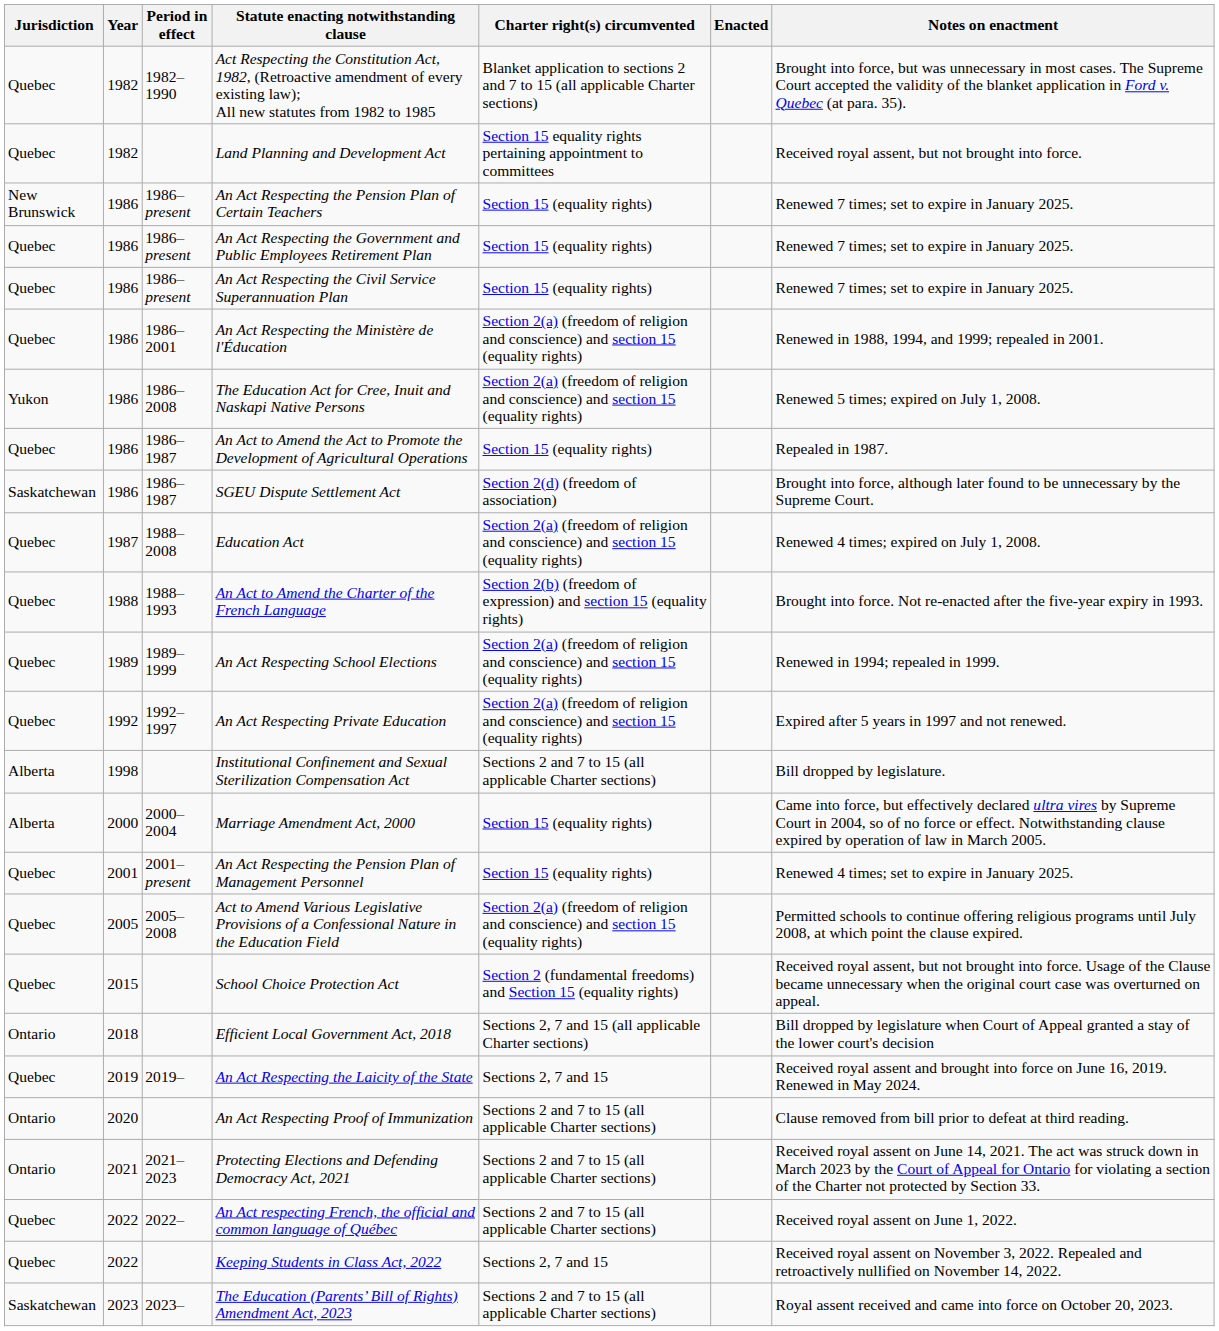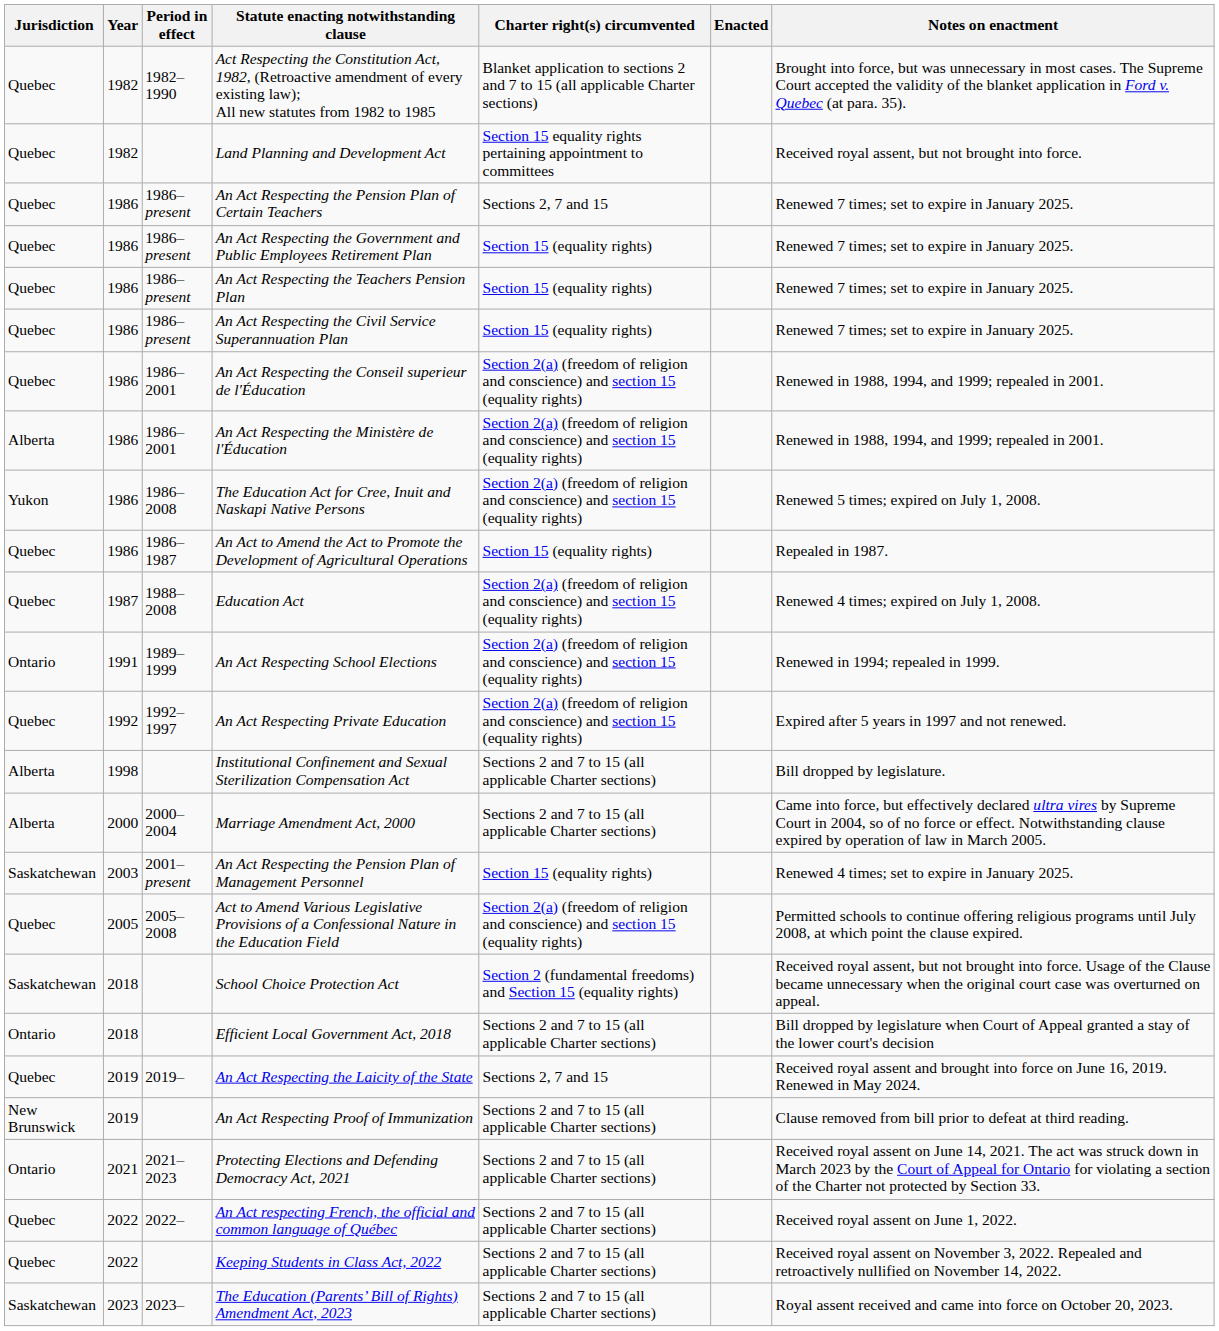(42, 204) New Brunswick -> (32, 204) Quebec
(567, 204) Section 15 (equality rights) -> (545, 204) Sections 2, 7 and 15
+ row: (340, 288)
+ row: (341, 381)
(32, 339) Quebec -> (31, 440) Alberta
- row: (308, 491)
- row: (325, 601)
(32, 661) Quebec -> (32, 661) Ontario
(123, 661) 1989 -> (123, 661) 1991
(567, 822) Section 15 (equality rights) -> (569, 822) Sections 2 and 7 to 15 (all applicable Charter sections)
(32, 873) Quebec -> (52, 873) Saskatchewan
(123, 873) 2001 -> (123, 873) 2003
(32, 983) Quebec -> (52, 983) Saskatchewan
(123, 983) 2015 -> (123, 983) 2018
(591, 1034) Sections 2, 7 and 15 (all applicable Charter sections) -> (569, 1034) Sections 2 and 7 to 15 (all applicable Charter sections)
(32, 1118) Ontario -> (42, 1118) New Brunswick
(123, 1118) 2020 -> (123, 1118) 2019
(545, 1262) Sections 2, 7 and 15 -> (569, 1262) Sections 2 and 7 to 15 (all applicable Charter sections)
